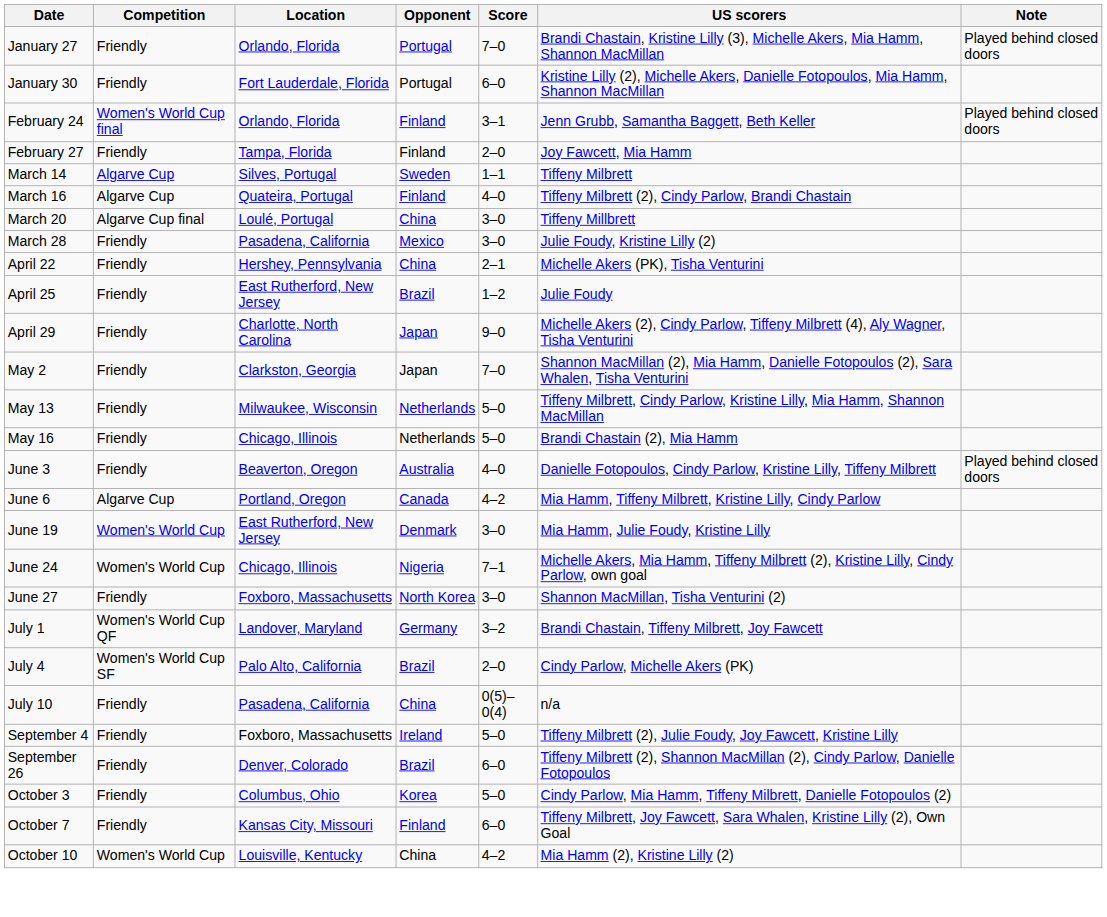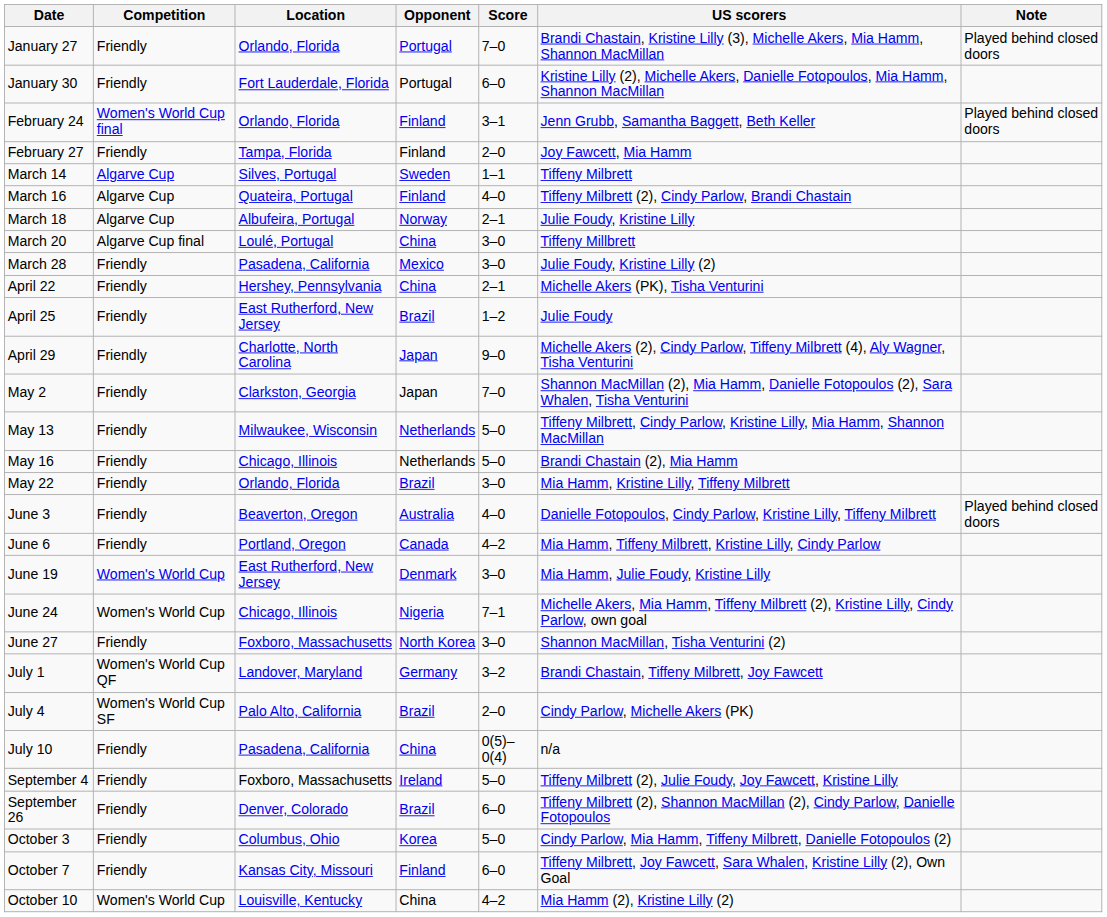+ row: (37, 219)
+ row: (31, 483)
(136, 499) Algarve Cup -> (122, 544) Friendly
